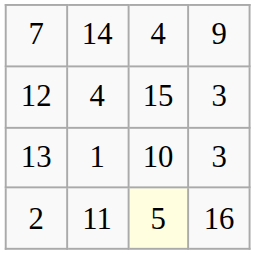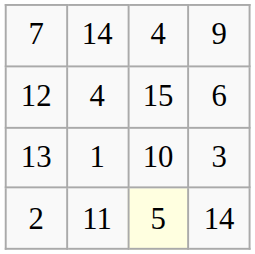(219, 95) 3 -> (219, 95) 6
(219, 217) 16 -> (219, 217) 14
